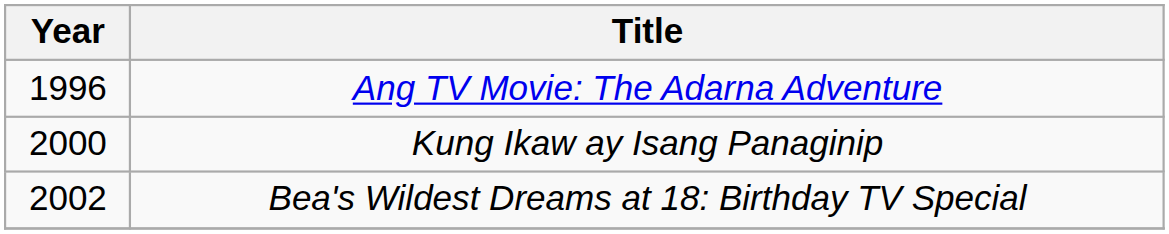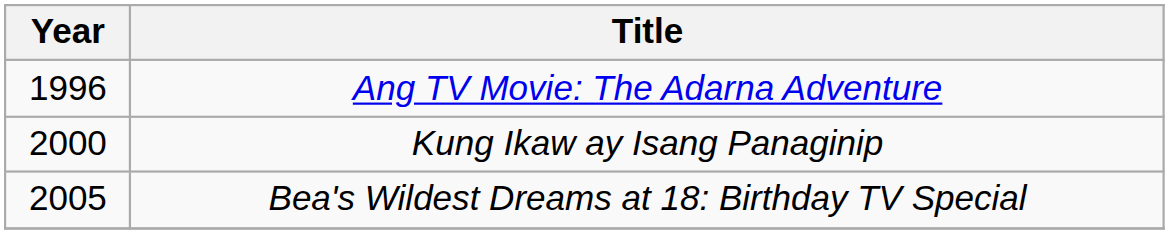(68, 198) 2002 -> (68, 198) 2005
